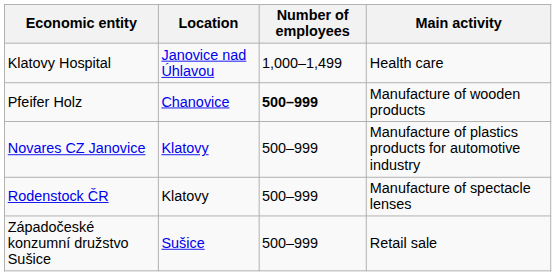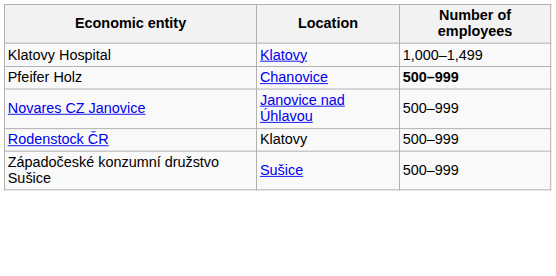- column: (459, 24)
(204, 63) Janovice nad Úhlavou -> (284, 54) Klatovy
(185, 149) Klatovy -> (302, 108) Janovice nad Úhlavou
